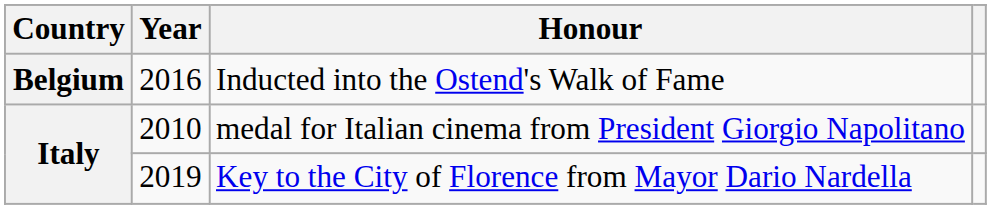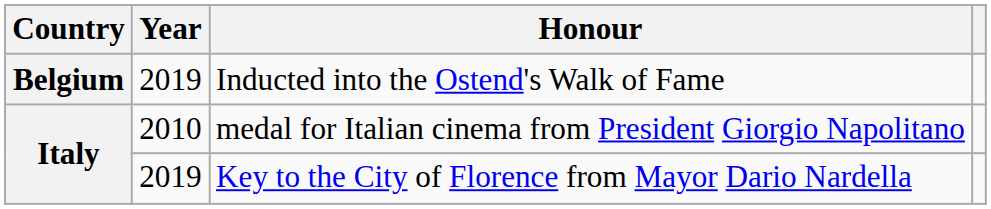(170, 78) 2016 -> (170, 78) 2019
